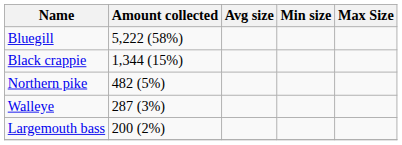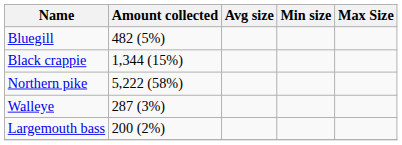(147, 38) 5,222 (58%) -> (138, 38) 482 (5%)
(138, 83) 482 (5%) -> (147, 83) 5,222 (58%)
